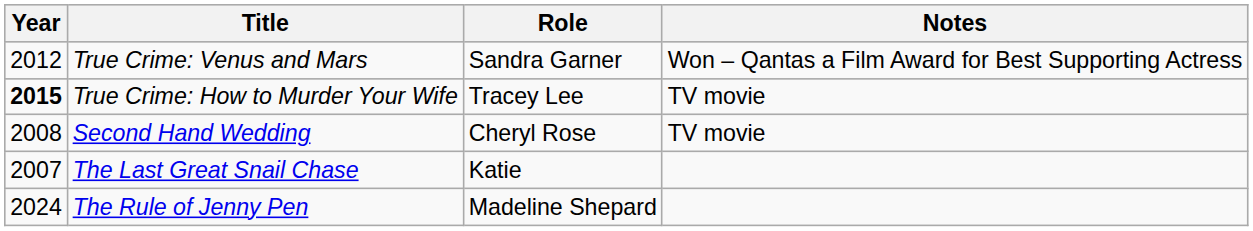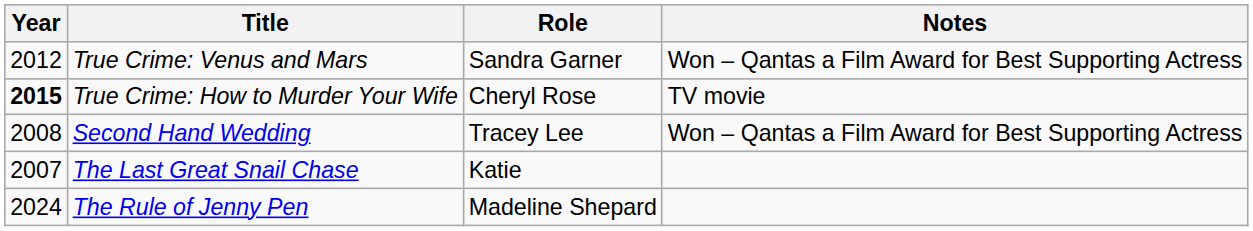(526, 97) Tracey Lee -> (532, 97) Cheryl Rose
(532, 133) Cheryl Rose -> (526, 133) Tracey Lee
(717, 133) TV movie -> (955, 133) Won – Qantas a Film Award for Best Supporting Actress
